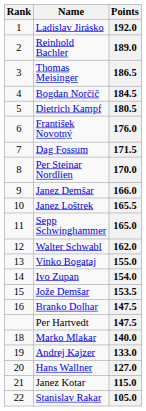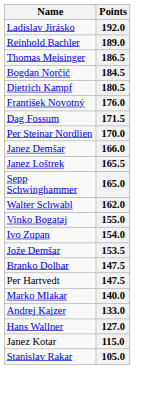- column: (19, 12)
